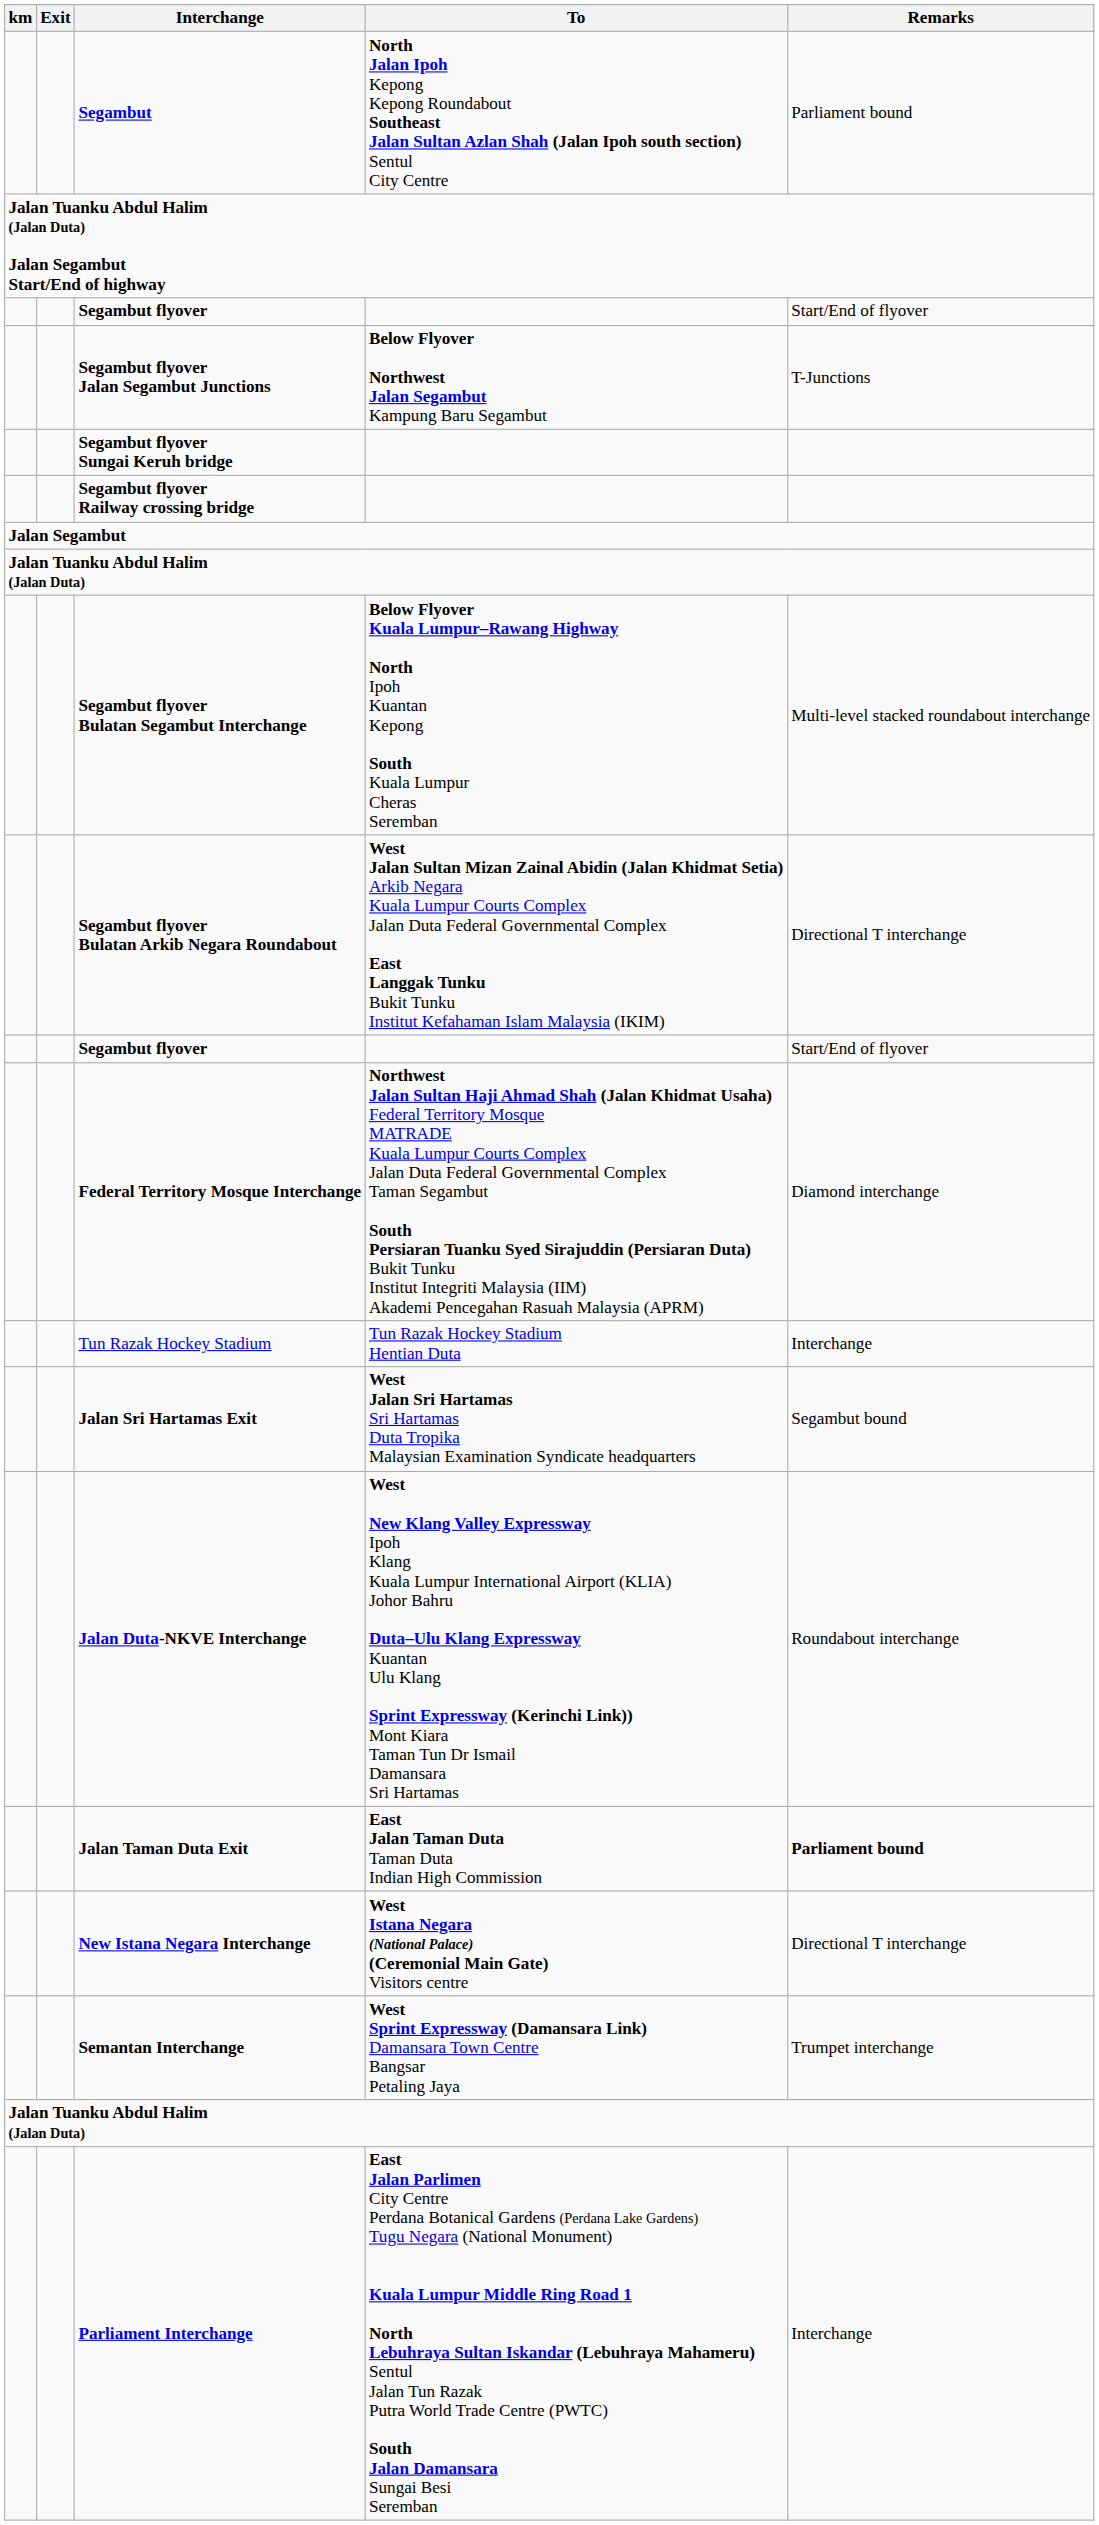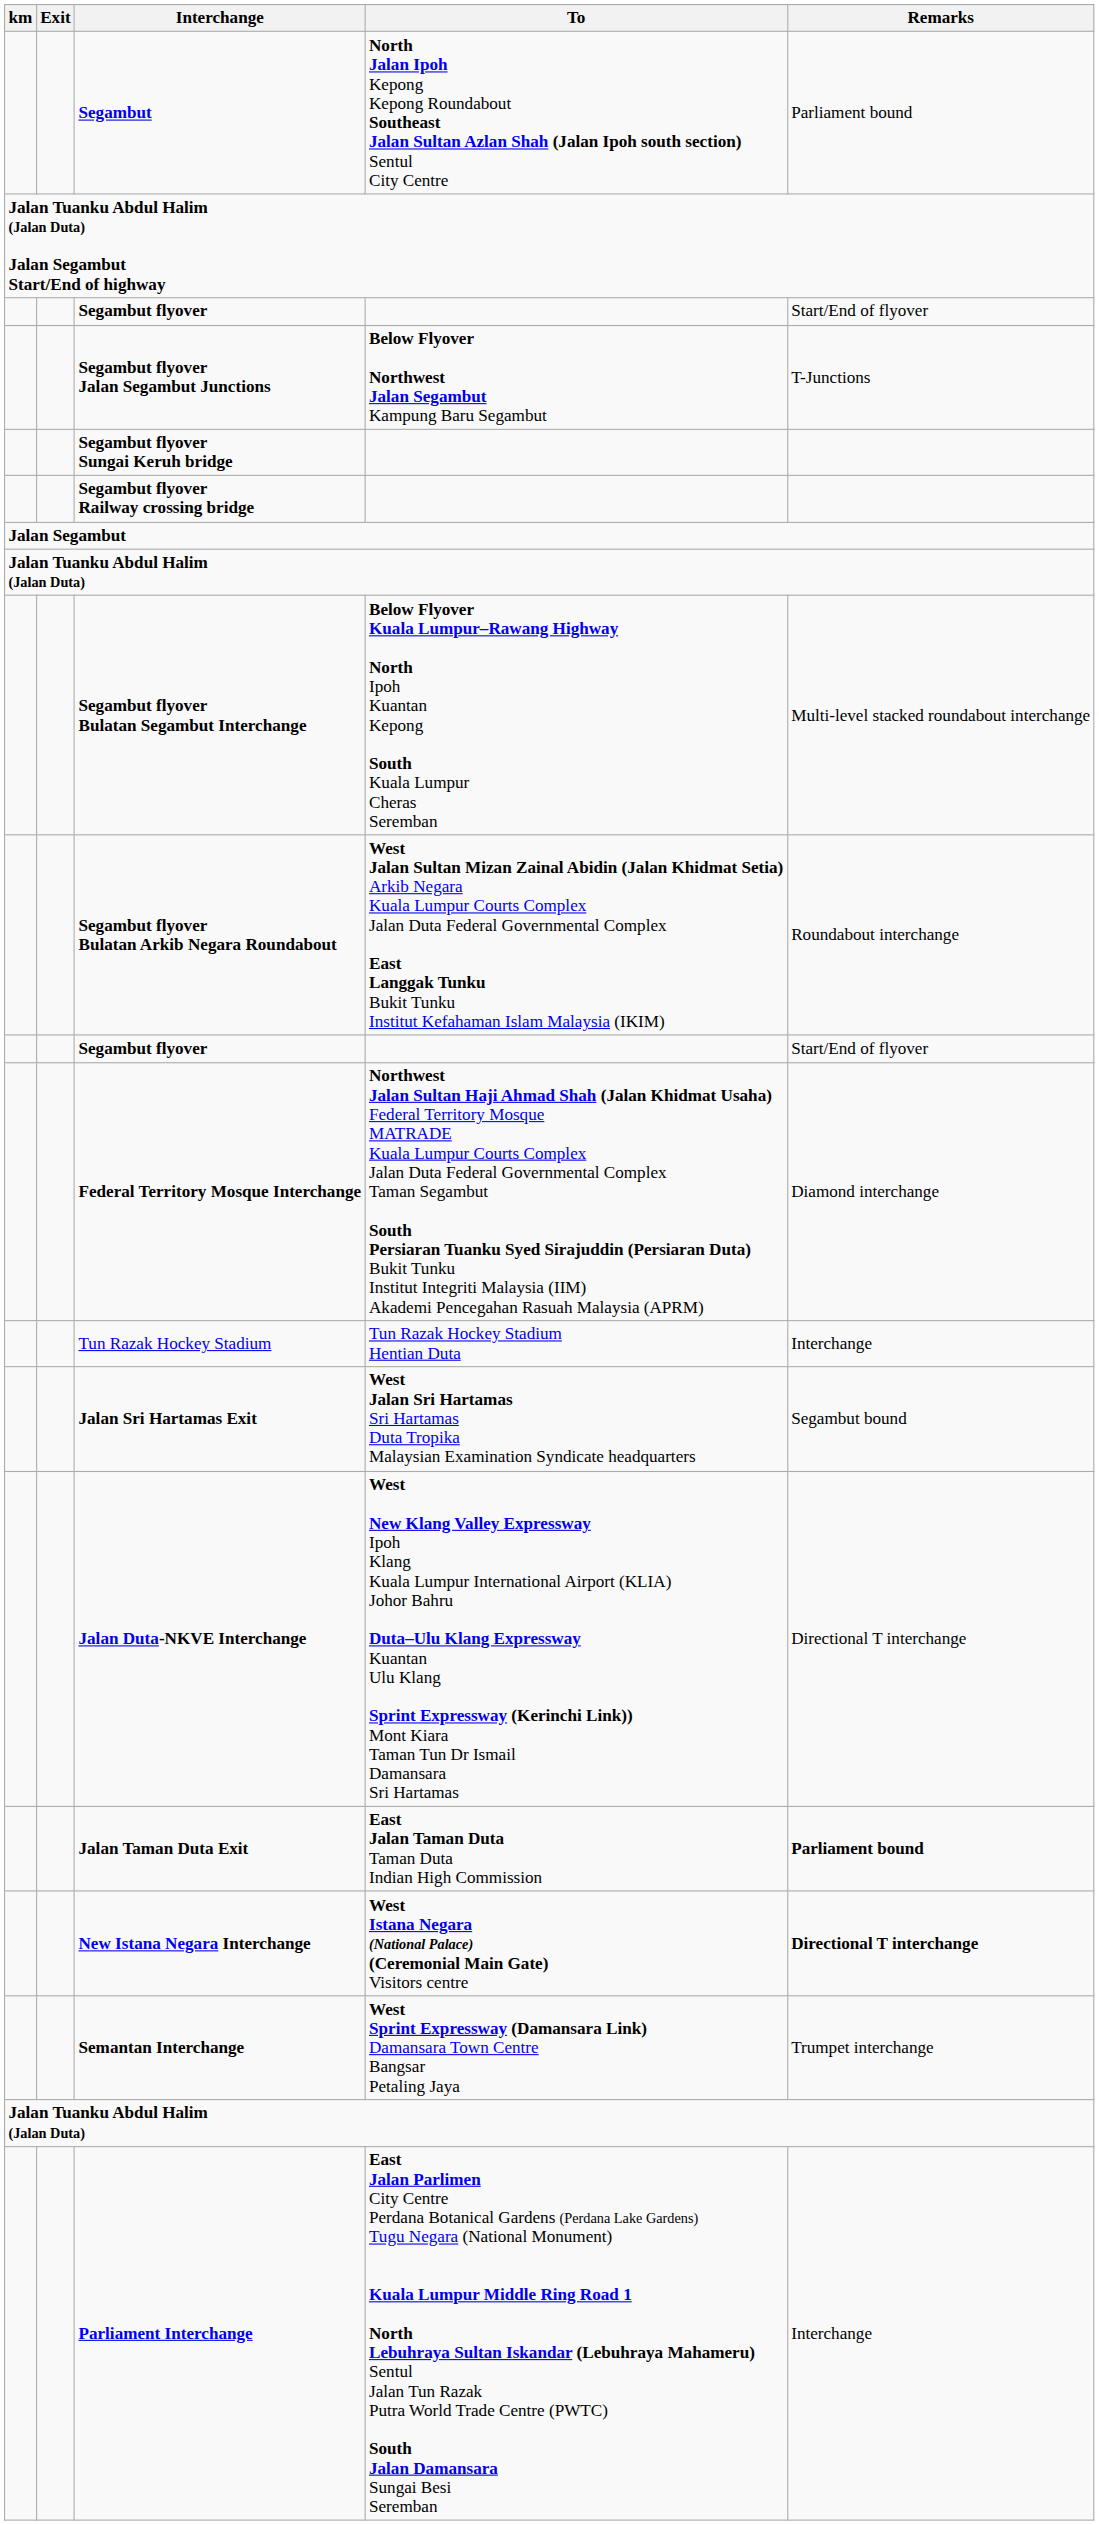(879, 934) Directional T interchange -> (875, 934) Roundabout interchange
(875, 1638) Roundabout interchange -> (879, 1638) Directional T interchange
(879, 1943) normal -> (885, 1943) bold
